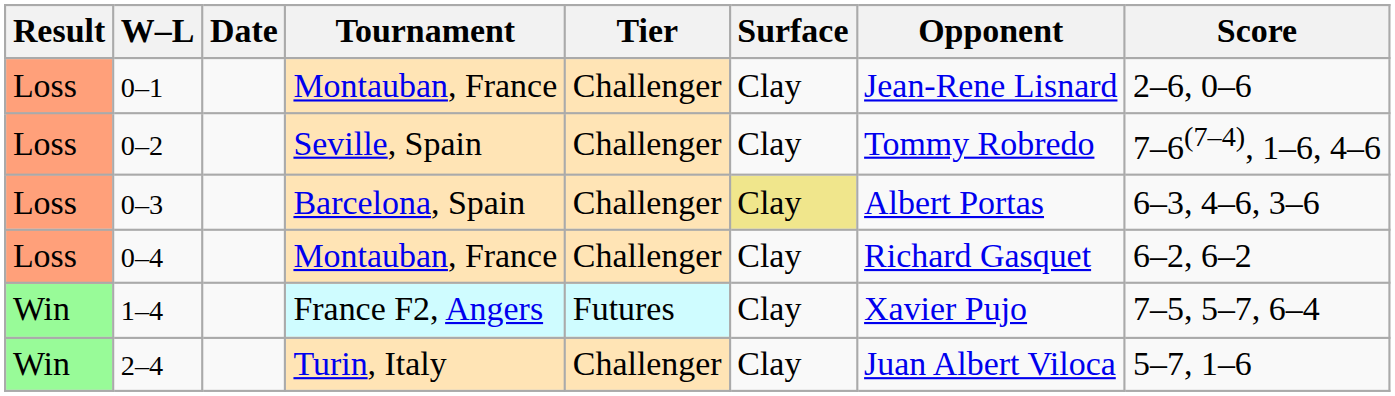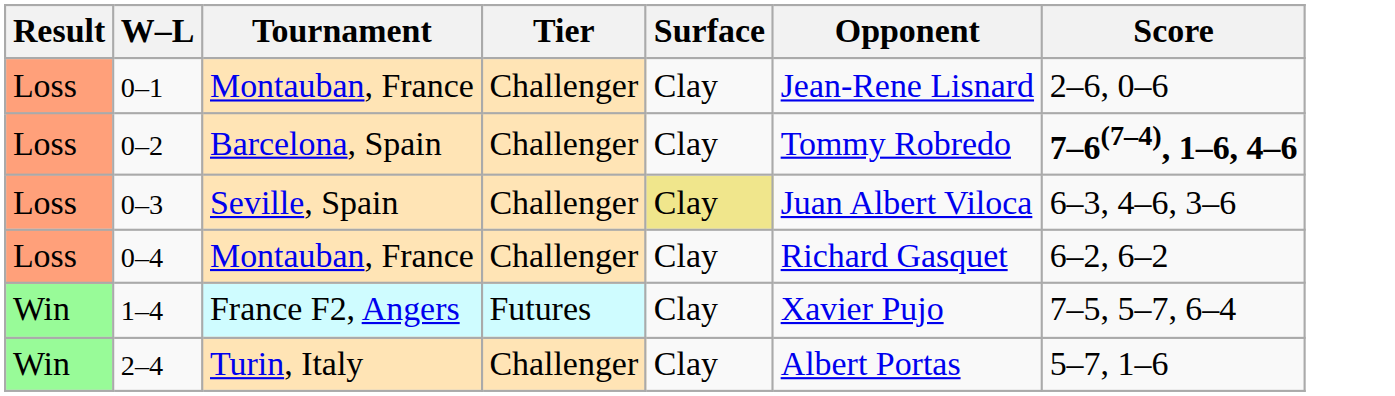- column: (244, 31)
(388, 143) Seville, Spain -> (326, 143) Barcelona, Spain
(1257, 143) normal -> (1174, 143) bold
(409, 201) Barcelona, Spain -> (304, 201) Seville, Spain
(954, 201) Albert Portas -> (906, 201) Juan Albert Viloca
(990, 363) Juan Albert Viloca -> (871, 363) Albert Portas
